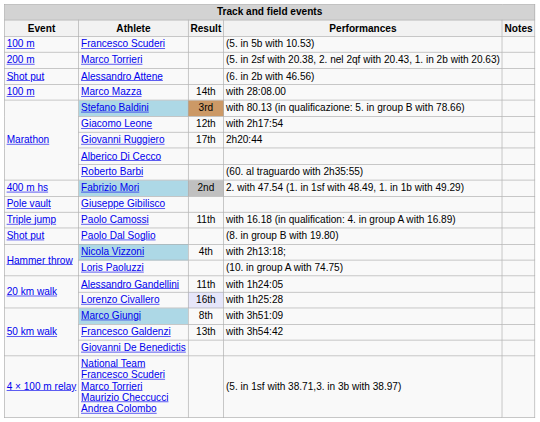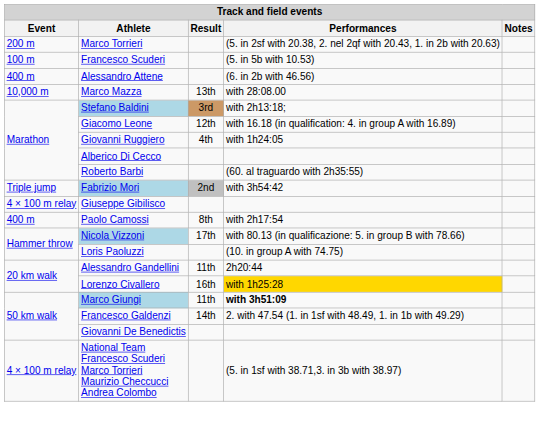rows swapped: (123, 44) <-> (112, 60)
(25, 76) Shot put -> (21, 76) 400 m
(21, 92) 100 m -> (28, 92) 10,000 m
(206, 92) 14th -> (206, 92) 13th
(345, 108) with 80.13 (in qualificazione: 5. in group B with 78.66) -> (256, 108) with 2h13:18;
(255, 124) with 2h17:54 -> (341, 124) with 16.18 (in qualification: 4. in group A with 16.89)
(206, 140) 17th -> (206, 140) 4th
(244, 140) 2h20:44 -> (255, 140) with 1h24:05
(27, 188) 400 m hs -> (31, 188) Triple jump
(345, 188) 2. with 47.54 (1. in 1sf with 48.49, 1. in 1b with 49.29) -> (255, 188) with 3h54:42
(29, 204) Pole vault -> (42, 204) 4 × 100 m relay
(31, 220) Triple jump -> (21, 220) 400 m
(206, 220) 11th -> (206, 220) 8th
(341, 220) with 16.18 (in qualification: 4. in group A with 16.89) -> (255, 220) with 2h17:54
- row: (118, 236)
(206, 252) 4th -> (206, 236) 17th
(256, 252) with 2h13:18; -> (345, 236) with 80.13 (in qualificazione: 5. in group B with 78.66)
(255, 284) with 1h24:05 -> (244, 268) 2h20:44
(206, 300) lavender background -> (206, 284) no background
(255, 300) no background -> (255, 284) gold background
(206, 316) 8th -> (206, 300) 11th
(255, 316) normal -> (256, 300) bold
(206, 332) 13th -> (206, 316) 14th
(255, 332) with 3h54:42 -> (345, 316) 2. with 47.54 (1. in 1sf with 48.49, 1. in 1b with 49.29)
